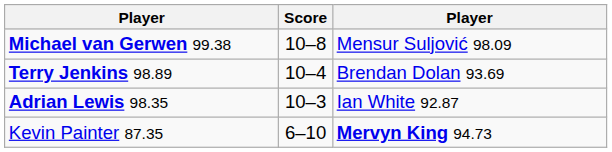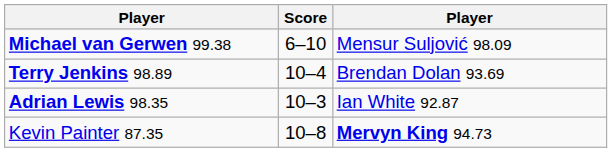(306, 43) 10–8 -> (306, 43) 6–10
(306, 132) 6–10 -> (306, 132) 10–8
